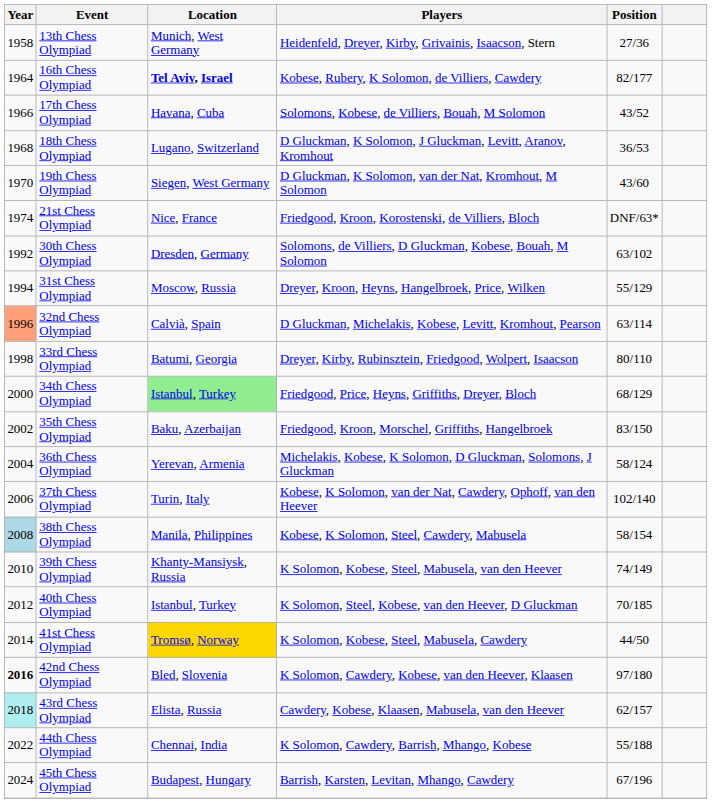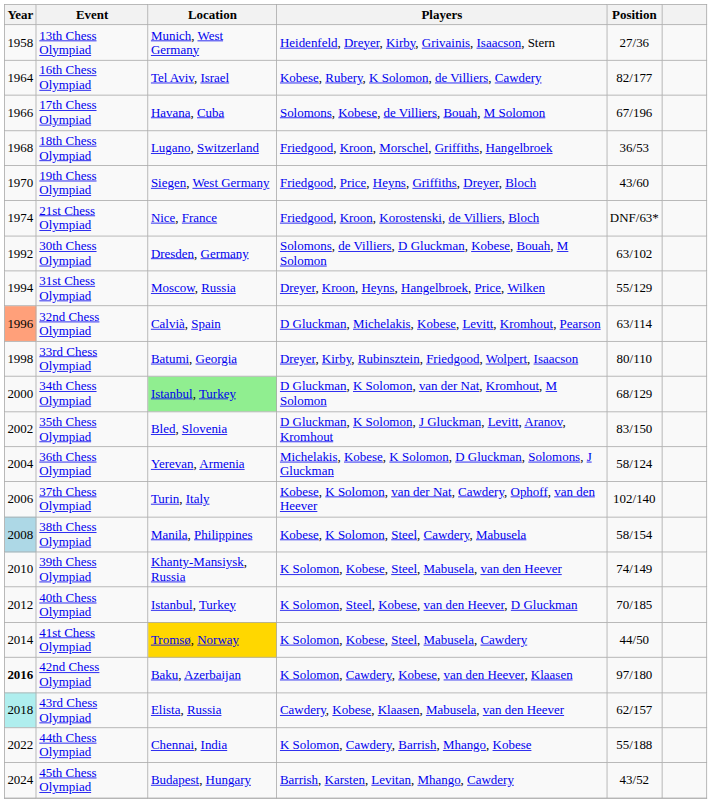(192, 77) bold -> (190, 77) normal
(634, 112) 43/52 -> (634, 112) 67/196
(423, 148) D Gluckman, K Solomon, J Gluckman, Levitt, Aranov, Kromhout -> (416, 148) Friedgood, Kroon, Morschel, Griffiths, Hangelbroek
(419, 183) D Gluckman, K Solomon, van der Nat, Kromhout, M Solomon -> (408, 183) Friedgood, Price, Heyns, Griffiths, Dreyer, Bloch
(408, 393) Friedgood, Price, Heyns, Griffiths, Dreyer, Bloch -> (419, 393) D Gluckman, K Solomon, van der Nat, Kromhout, M Solomon
(196, 429) Baku, Azerbaijan -> (189, 429) Bled, Slovenia
(416, 429) Friedgood, Kroon, Morschel, Griffiths, Hangelbroek -> (423, 429) D Gluckman, K Solomon, J Gluckman, Levitt, Aranov, Kromhout
(189, 675) Bled, Slovenia -> (196, 675) Baku, Azerbaijan
(634, 780) 67/196 -> (634, 780) 43/52
